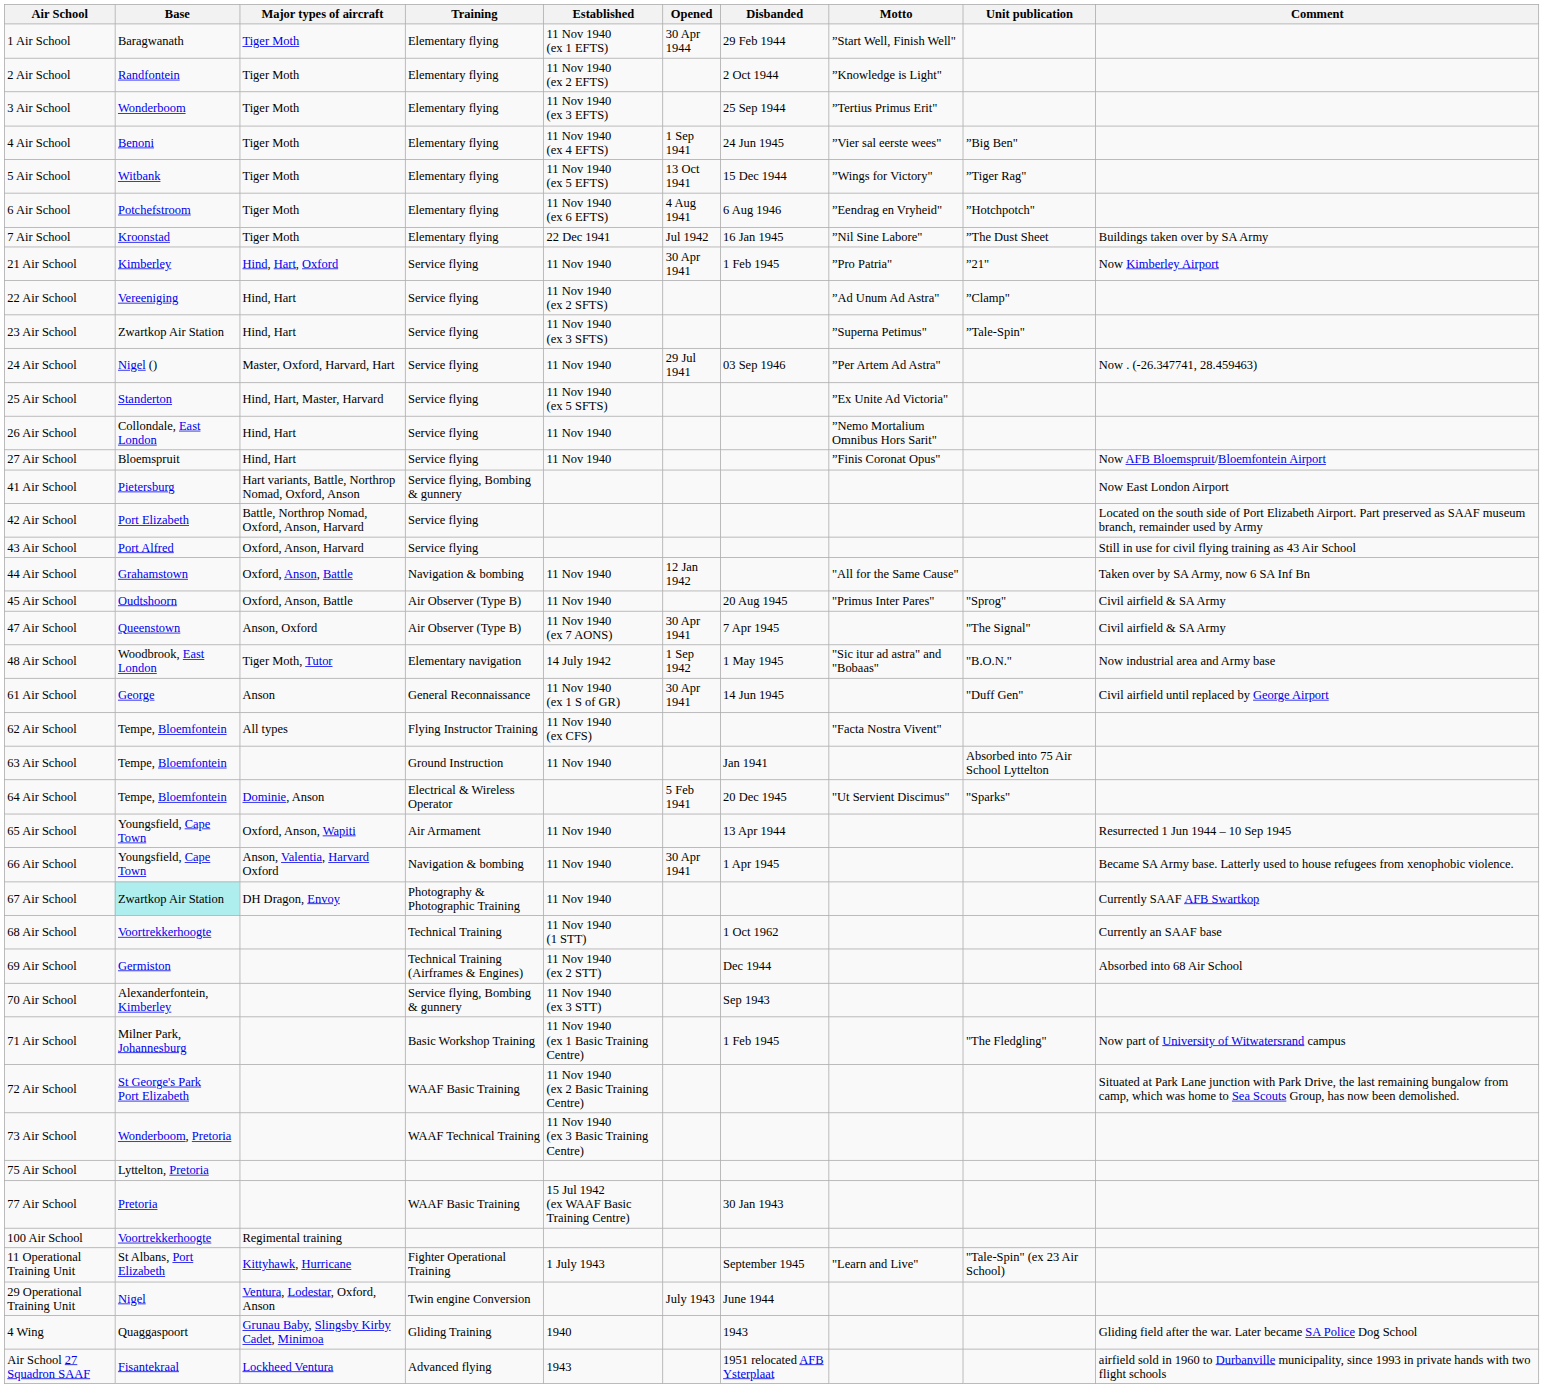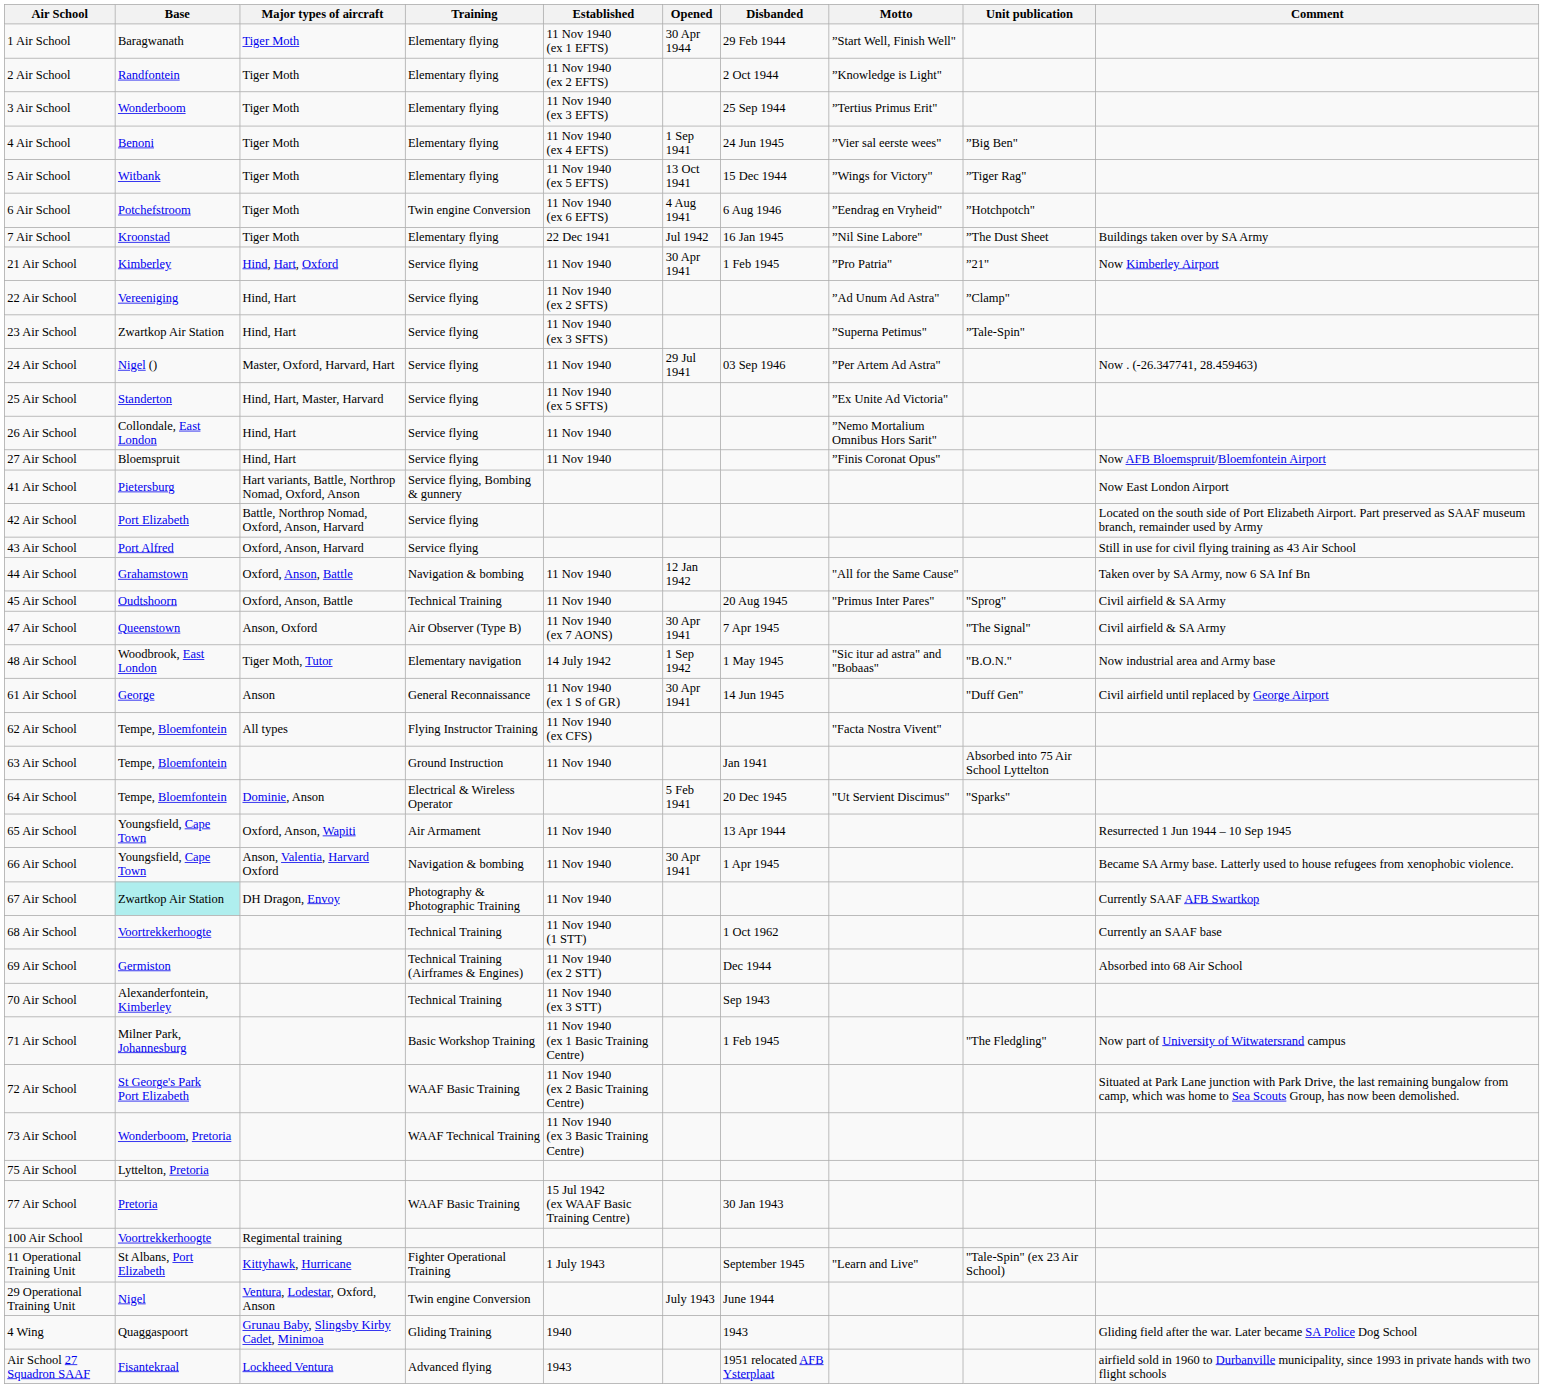(453, 210) Elementary flying -> (469, 210) Twin engine Conversion
(465, 601) Air Observer (Type B) -> (455, 601) Technical Training
(470, 1000) Service flying, Bombing & gunnery -> (455, 1000) Technical Training
